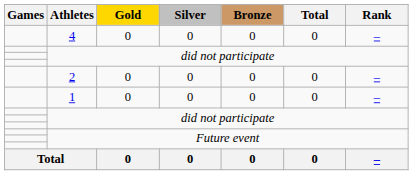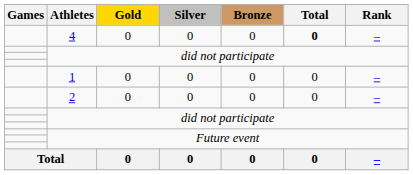(315, 35) normal -> (315, 35) bold
rows swapped: (72, 77) <-> (72, 97)
